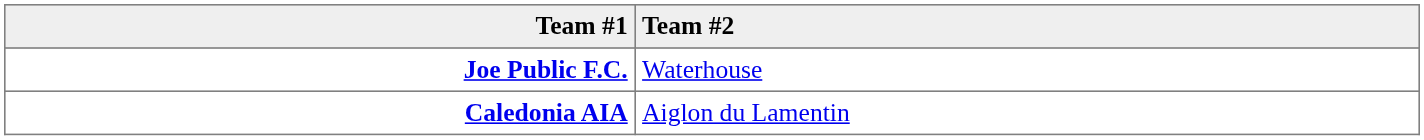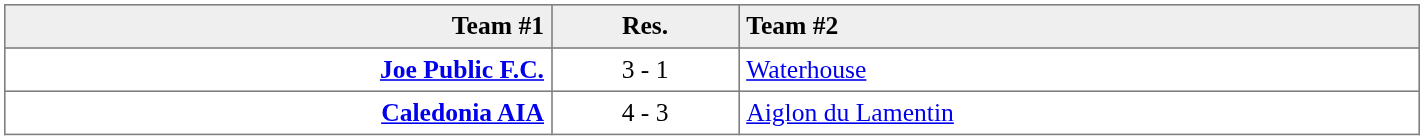+ column: (645, 26)
